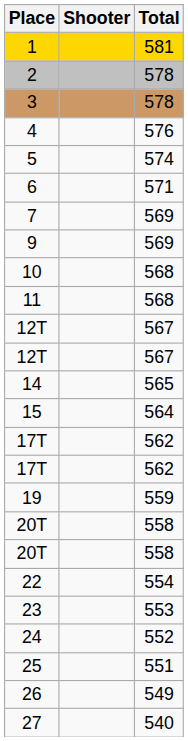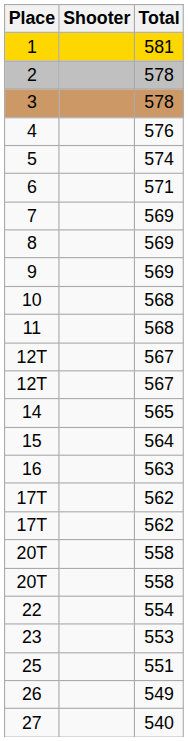+ row: (32, 243)
+ row: (32, 469)
- row: (32, 497)
- row: (32, 638)
